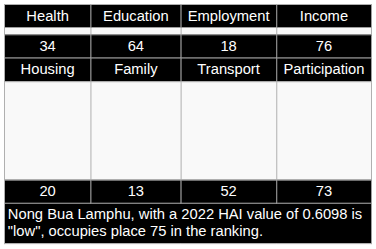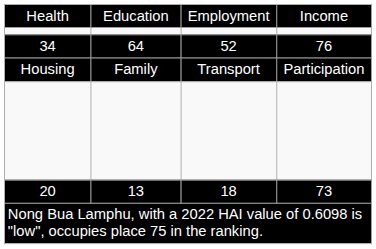(229, 46) 18 -> (229, 46) 52
(229, 191) 52 -> (229, 191) 18
